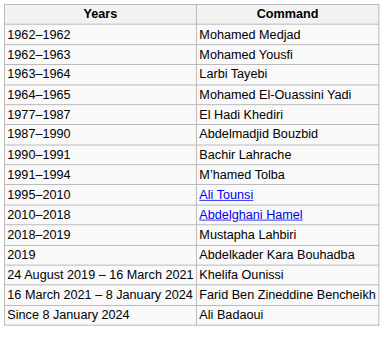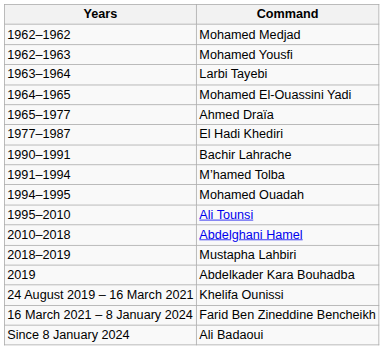+ row: (237, 114)
- row: (259, 134)
+ row: (252, 194)
